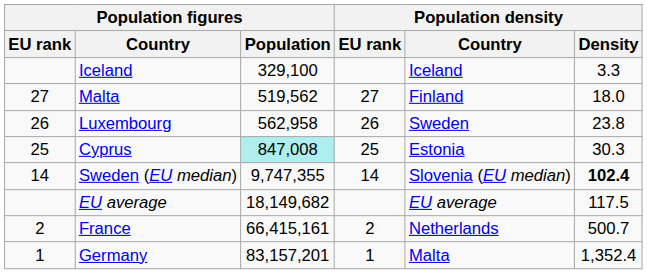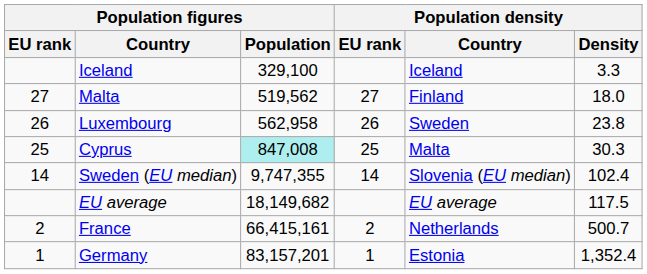(437, 149) Estonia -> (429, 149) Malta
(609, 176) bold -> (609, 176) normal
(429, 255) Malta -> (437, 255) Estonia
